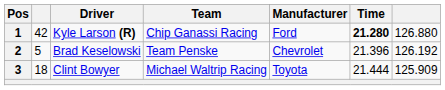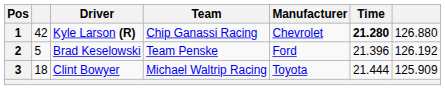(285, 33) Ford -> (298, 33) Chevrolet
(298, 51) Chevrolet -> (285, 51) Ford
